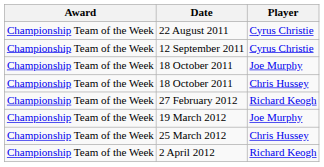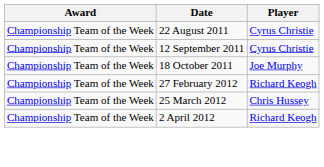- row: (196, 83)
- row: (193, 118)
